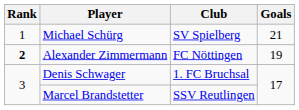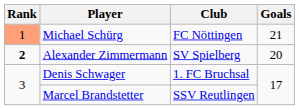(22, 34) no background -> (22, 34) lightsalmon background
(207, 34) SV Spielberg -> (208, 34) FC Nöttingen
(208, 54) FC Nöttingen -> (207, 54) SV Spielberg
(276, 54) 19 -> (276, 54) 20
